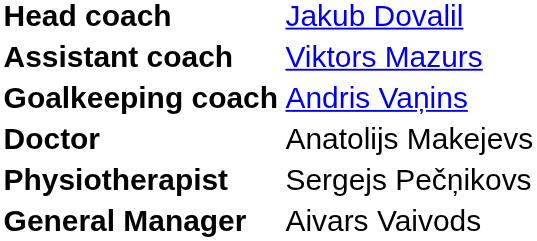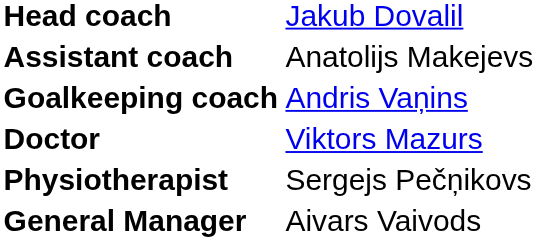(384, 57) Viktors Mazurs -> (409, 57) Anatolijs Makejevs
(409, 139) Anatolijs Makejevs -> (384, 139) Viktors Mazurs
